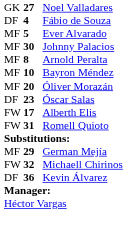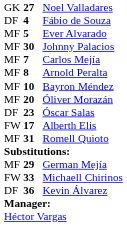+ row: (71, 60)
(12, 125) FW -> (12, 138) MF
(29, 164) 32 -> (29, 177) 33
